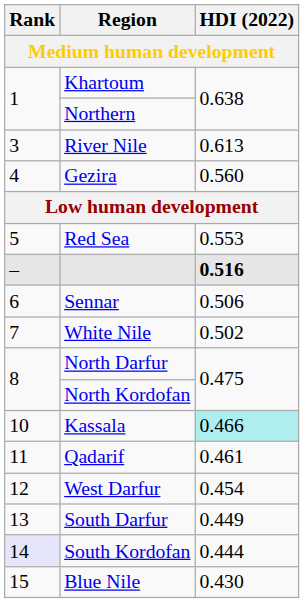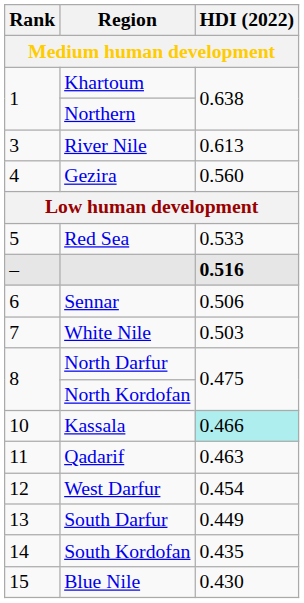(222, 238) 0.553 -> (222, 238) 0.533
(222, 332) 0.502 -> (222, 332) 0.503
(222, 457) 0.461 -> (222, 457) 0.463
(19, 550) lavender background -> (19, 550) no background
(222, 550) 0.444 -> (222, 550) 0.435
